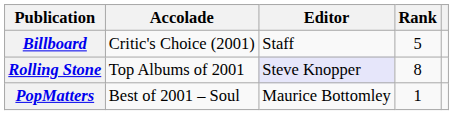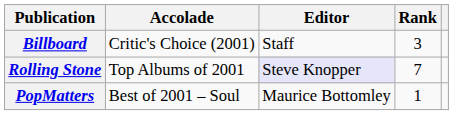(418, 43) 5 -> (418, 43) 3
(418, 69) 8 -> (418, 69) 7
